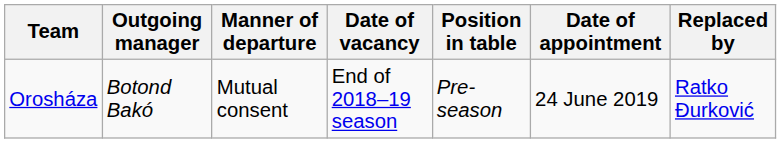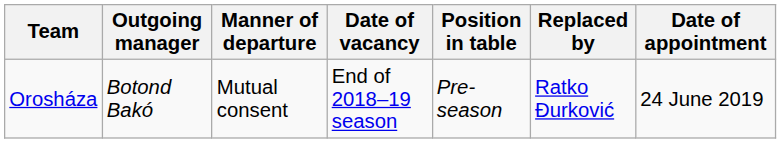columns swapped: (723, 32) <-> (600, 32)
